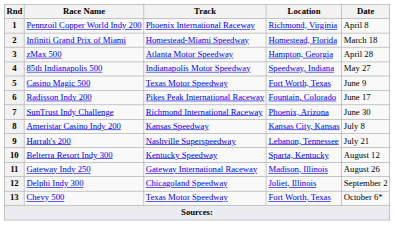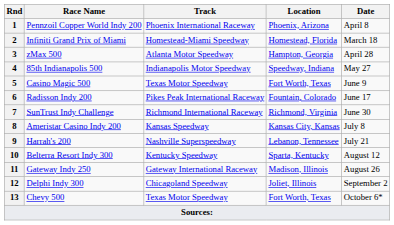(303, 25) Richmond, Virginia -> (299, 25) Phoenix, Arizona
(299, 111) Phoenix, Arizona -> (303, 111) Richmond, Virginia
